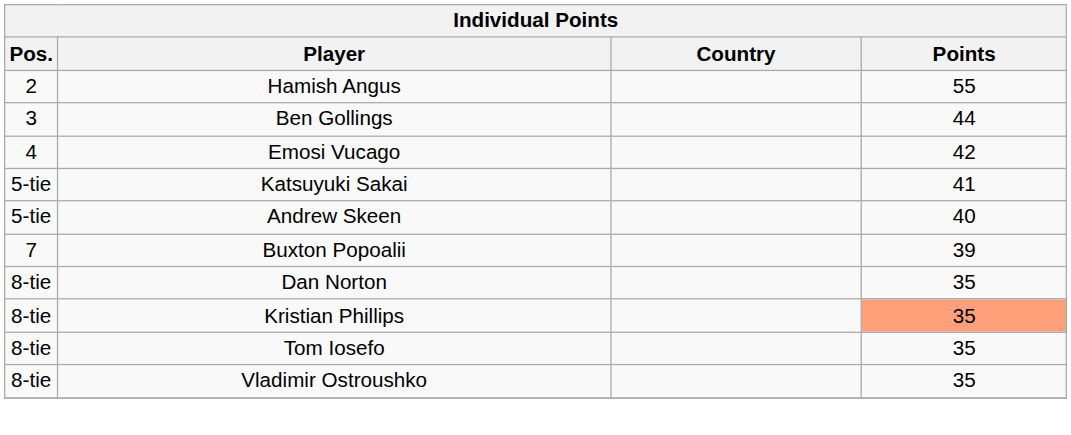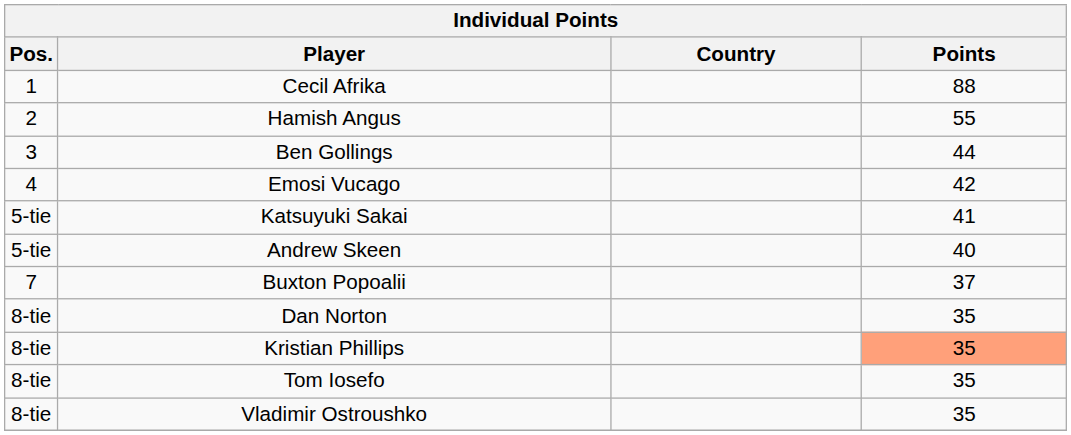+ row: (334, 86)
(964, 250) 39 -> (964, 282) 37
